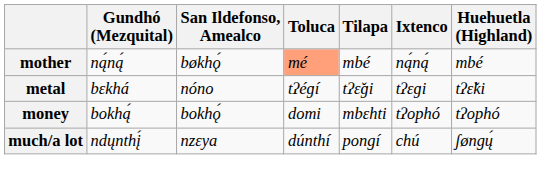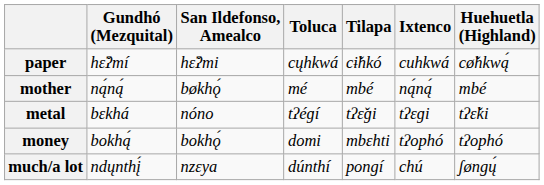+ row: (46, 62)
(298, 62) lightsalmon background -> (298, 88) no background
